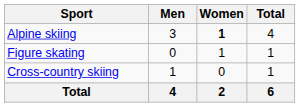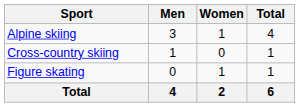(222, 33) bold -> (222, 33) normal
rows swapped: (63, 72) <-> (46, 53)
